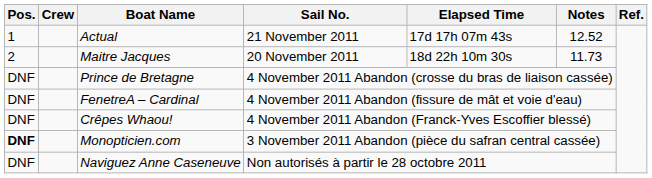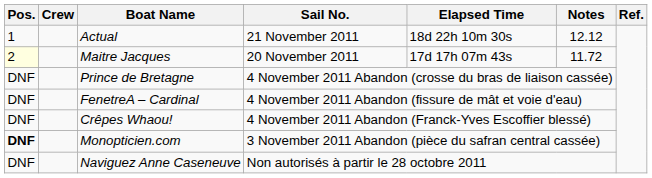(461, 36) 17d 17h 07m 43s -> (461, 36) 18d 22h 10m 30s
(586, 36) 12.52 -> (586, 36) 12.12
(11, 57) no background -> (11, 57) lightyellow background
(461, 57) 18d 22h 10m 30s -> (461, 57) 17d 17h 07m 43s
(586, 57) 11.73 -> (586, 57) 11.72
